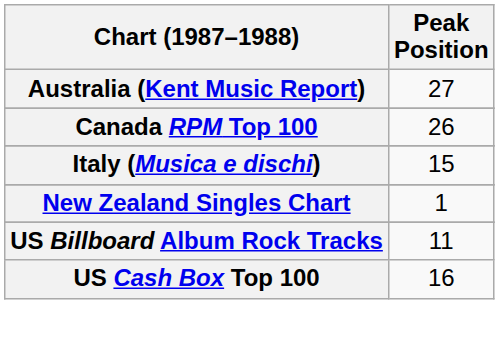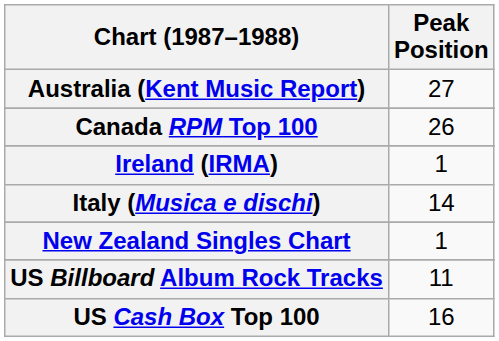+ row: (197, 164)
(441, 164) 15 -> (441, 202) 14
